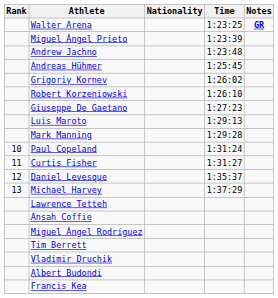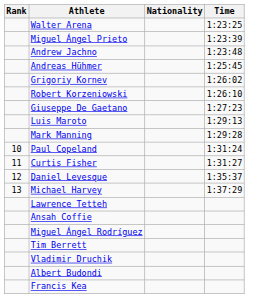- column: (259, 11)
